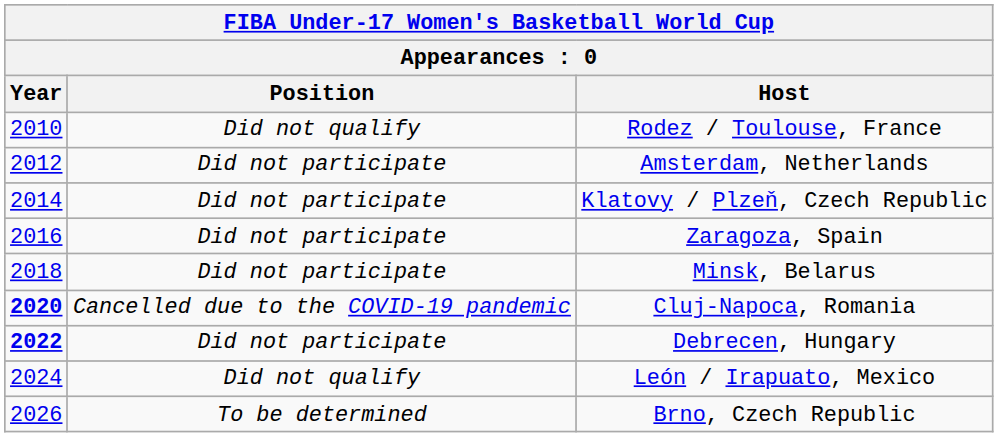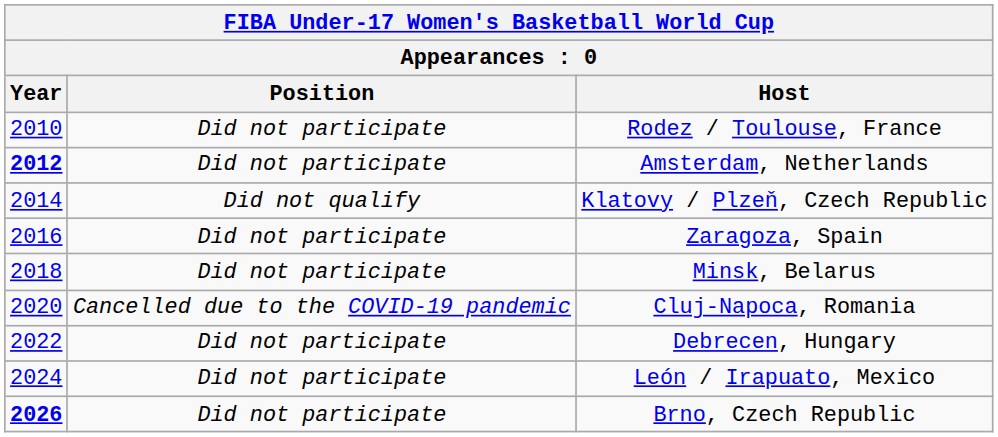(322, 129) Did not qualify -> (322, 129) Did not participate
(36, 165) normal -> (36, 165) bold
(322, 201) Did not participate -> (322, 201) Did not qualify
(36, 307) bold -> (36, 307) normal
(36, 343) bold -> (36, 343) normal
(322, 379) Did not qualify -> (322, 379) Did not participate
(36, 414) normal -> (36, 414) bold
(322, 414) To be determined -> (322, 414) Did not participate
